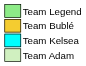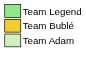- row: (51, 40)
